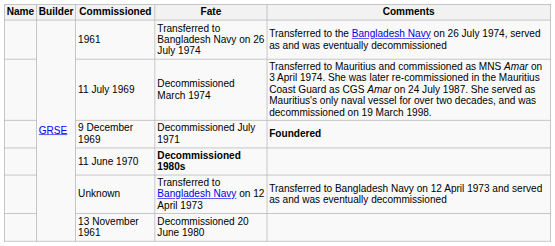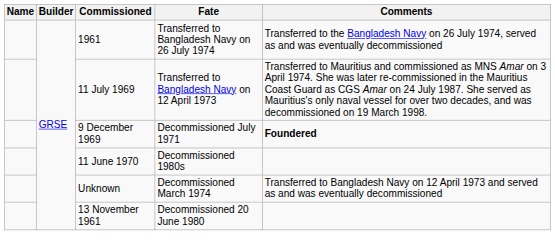(196, 89) Decommissioned March 1974 -> (204, 89) Transferred to Bangladesh Navy on 12 April 1973
(199, 161) bold -> (196, 161) normal
(211, 194) Transferred to Bangladesh Navy on 12 April 1973 -> (196, 188) Decommissioned March 1974
